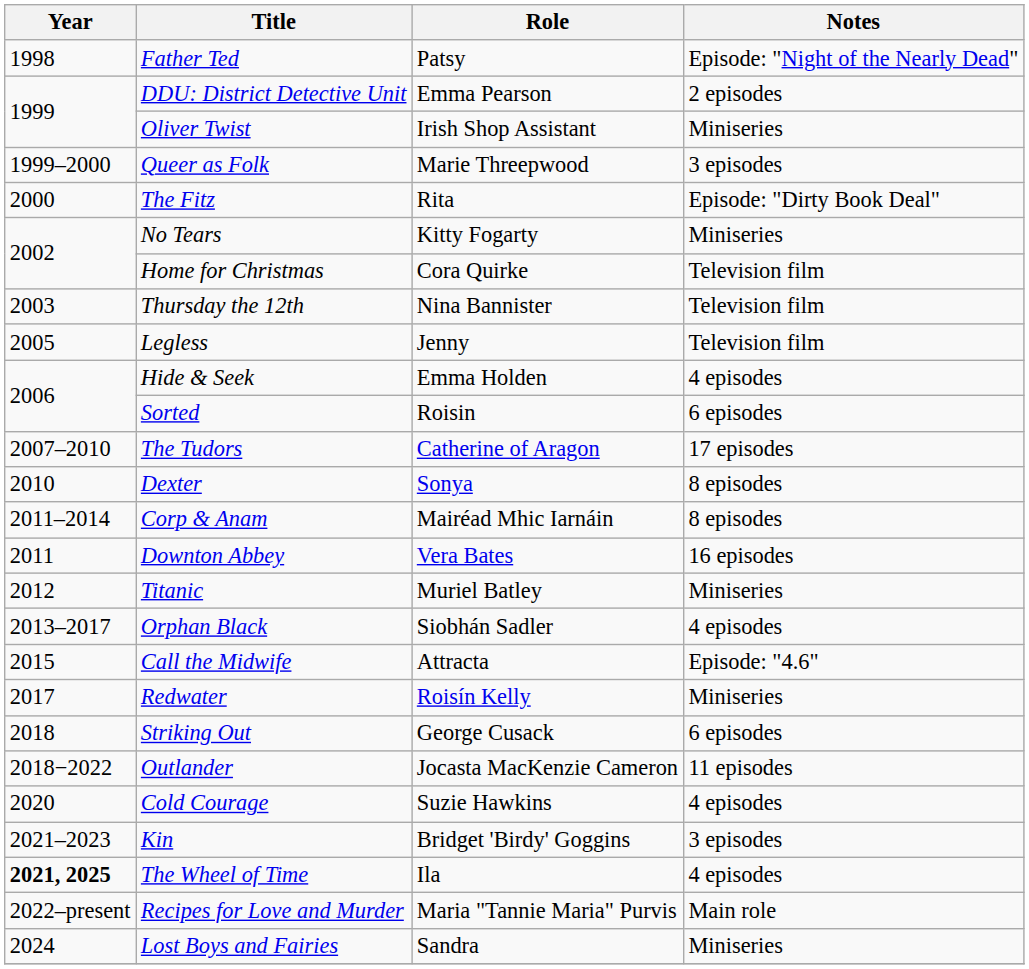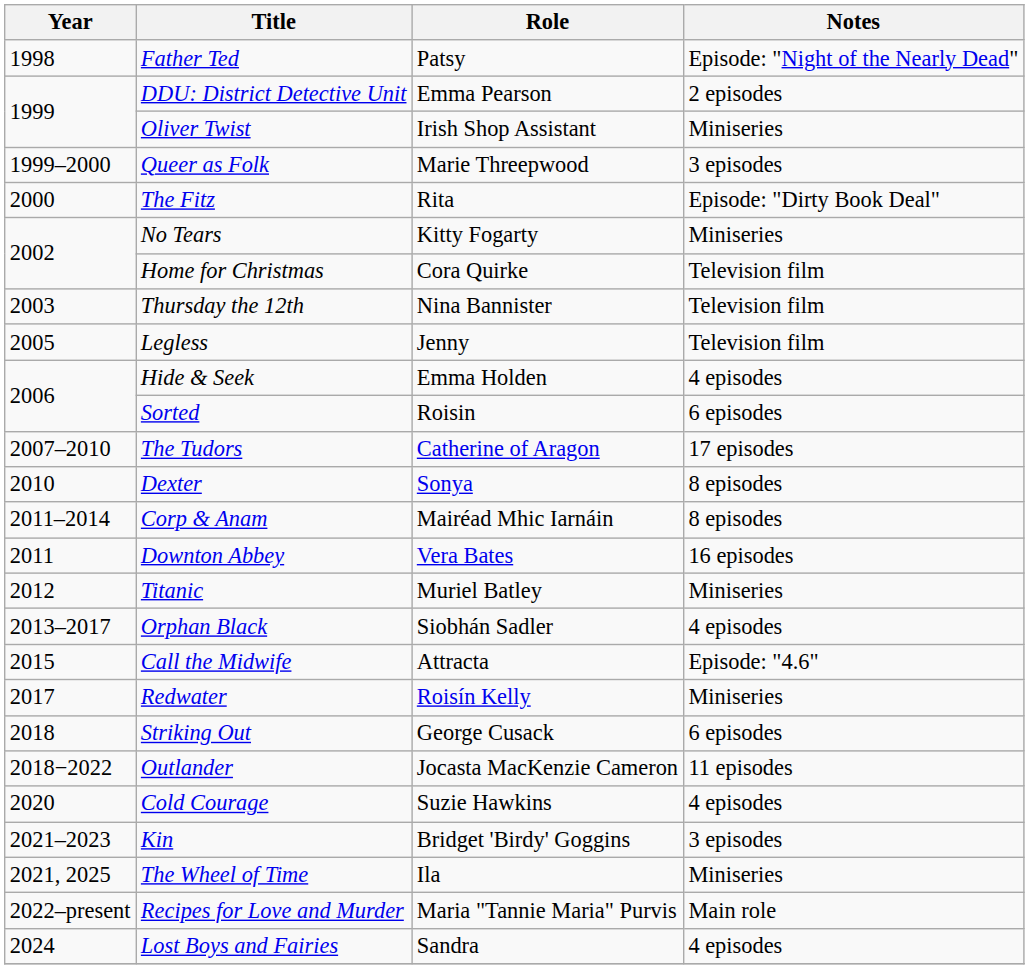(60, 874) bold -> (60, 874) normal
(735, 874) 4 episodes -> (736, 874) Miniseries
(736, 945) Miniseries -> (735, 945) 4 episodes
